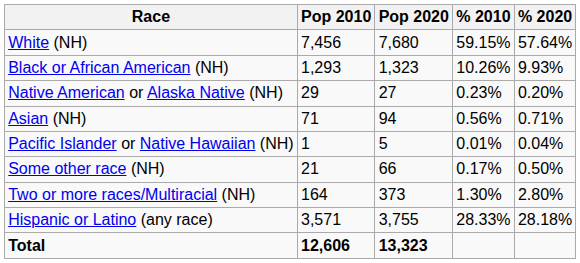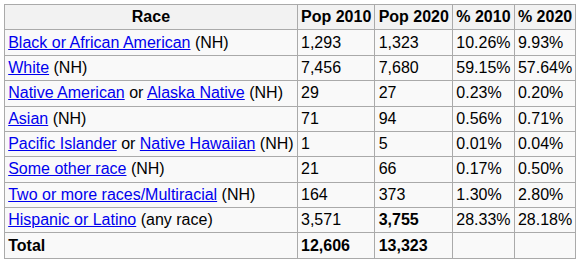rows swapped: (48, 42) <-> (118, 67)
(399, 220) normal -> (399, 220) bold
